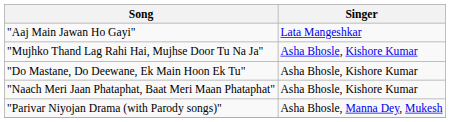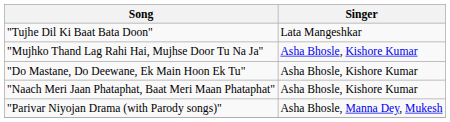- row: (71, 32)
+ row: (80, 32)
